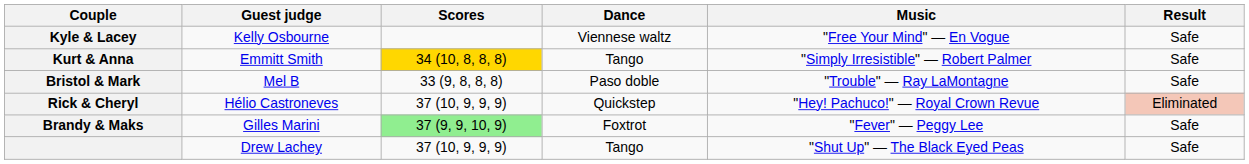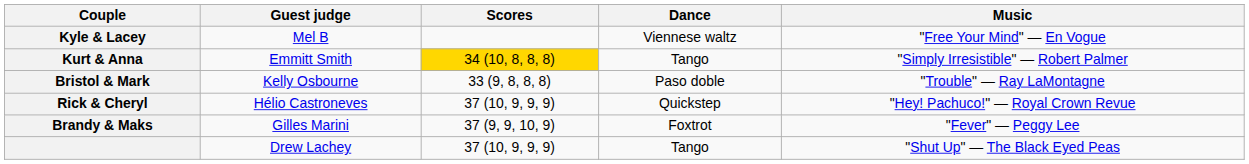- column: (1185, 15)
(281, 37) Kelly Osbourne -> (311, 37) Mel B
(281, 81) Mel B -> (311, 81) Kelly Osbourne
(461, 125) lightgreen background -> (510, 125) no background
